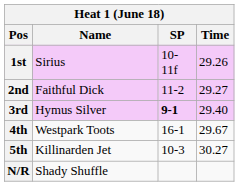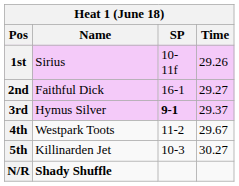(173, 89) 11-2 -> (173, 89) 16-1
(214, 110) 29.40 -> (214, 110) 29.37
(173, 130) 16-1 -> (173, 130) 11-2
(72, 171) normal -> (74, 171) bold
